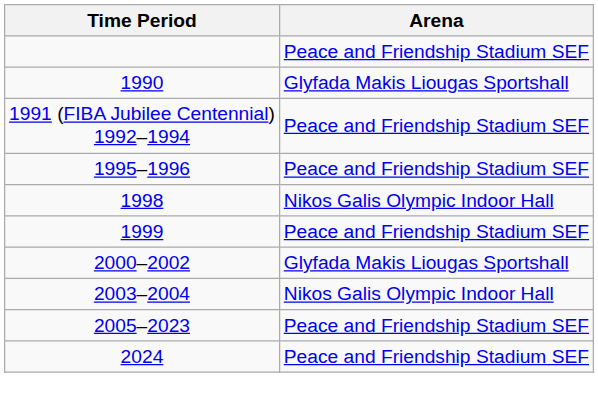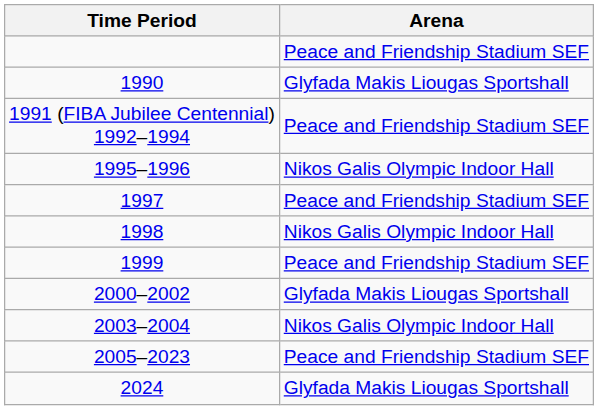(436, 168) Peace and Friendship Stadium SEF -> (419, 168) Nikos Galis Olympic Indoor Hall
+ row: (142, 200)
(436, 357) Peace and Friendship Stadium SEF -> (426, 388) Glyfada Makis Liougas Sportshall
